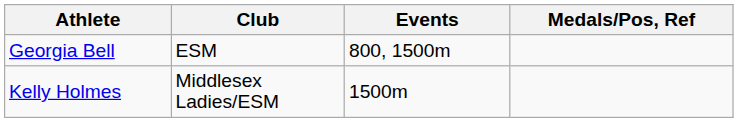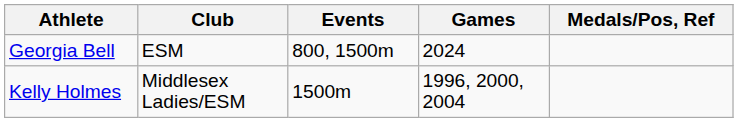+ column: (483, 19)
